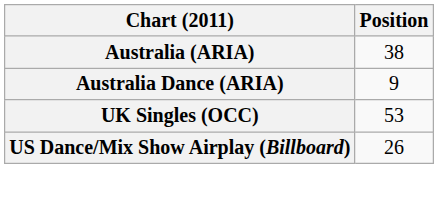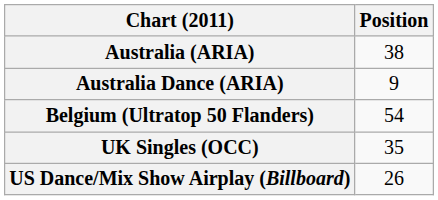+ row: (180, 115)
(394, 115) 53 -> (394, 147) 35
